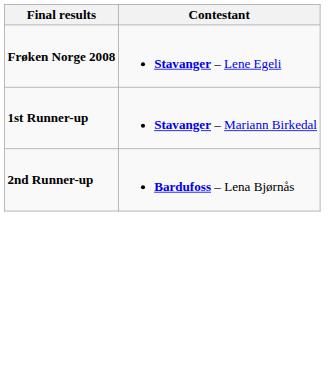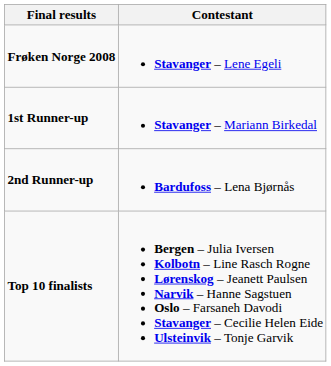+ row: (50, 285)
